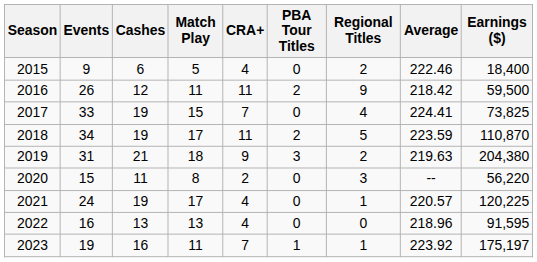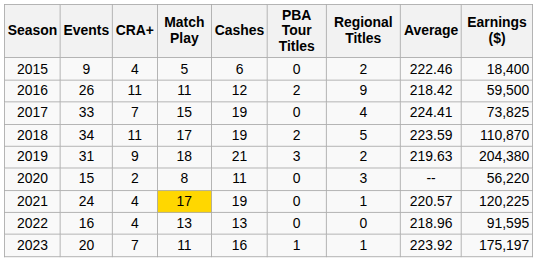columns swapped: (140, 31) <-> (245, 31)
(196, 201) no background -> (184, 201) gold background
(86, 245) 19 -> (86, 245) 20
